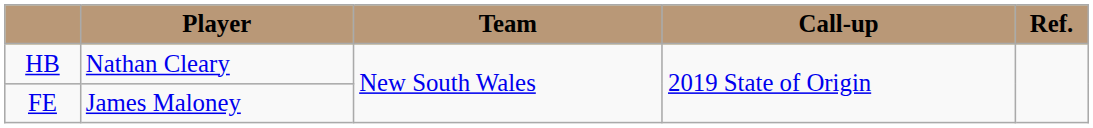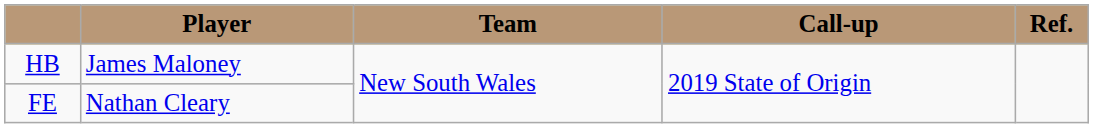(158, 63) Nathan Cleary -> (163, 63) James Maloney
(163, 102) James Maloney -> (158, 102) Nathan Cleary
